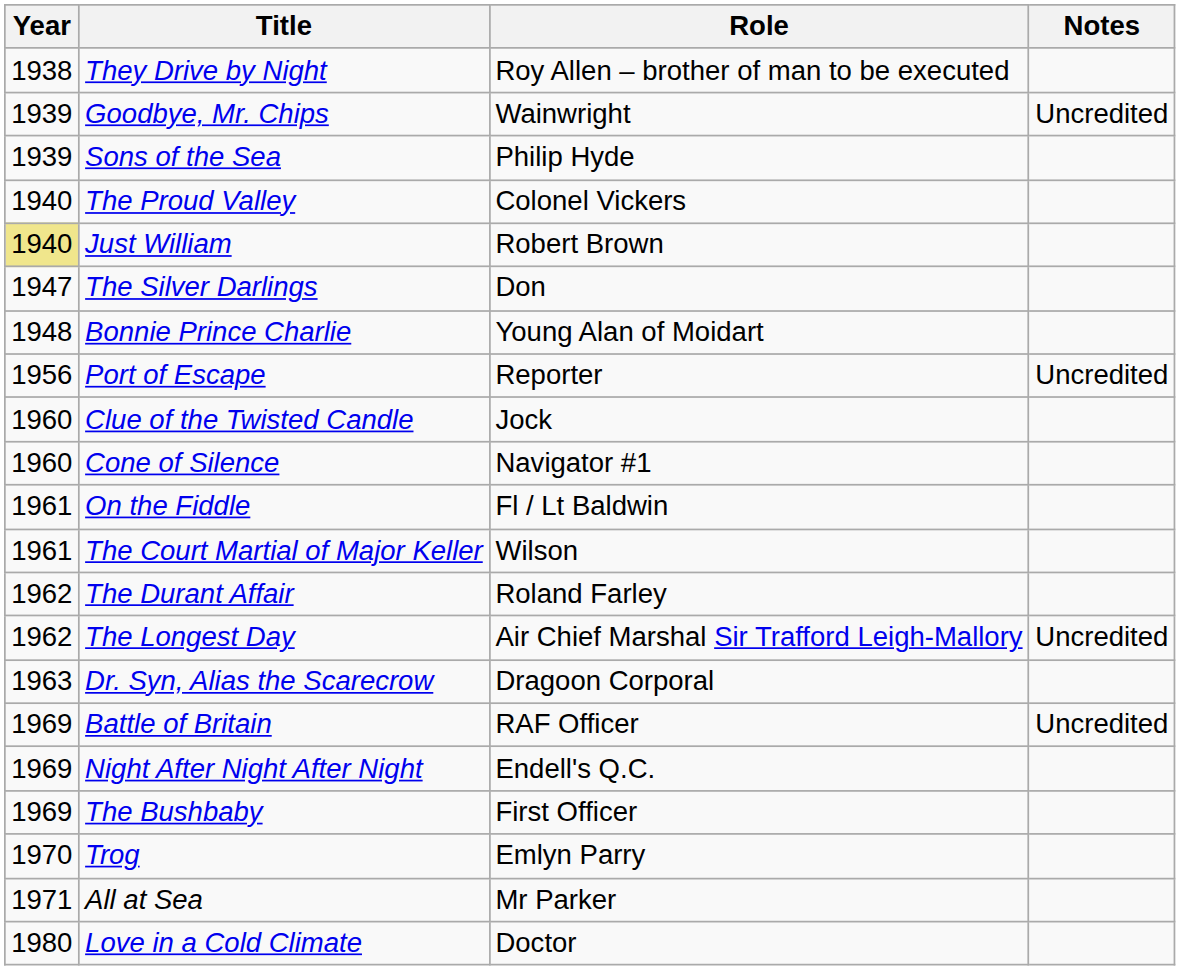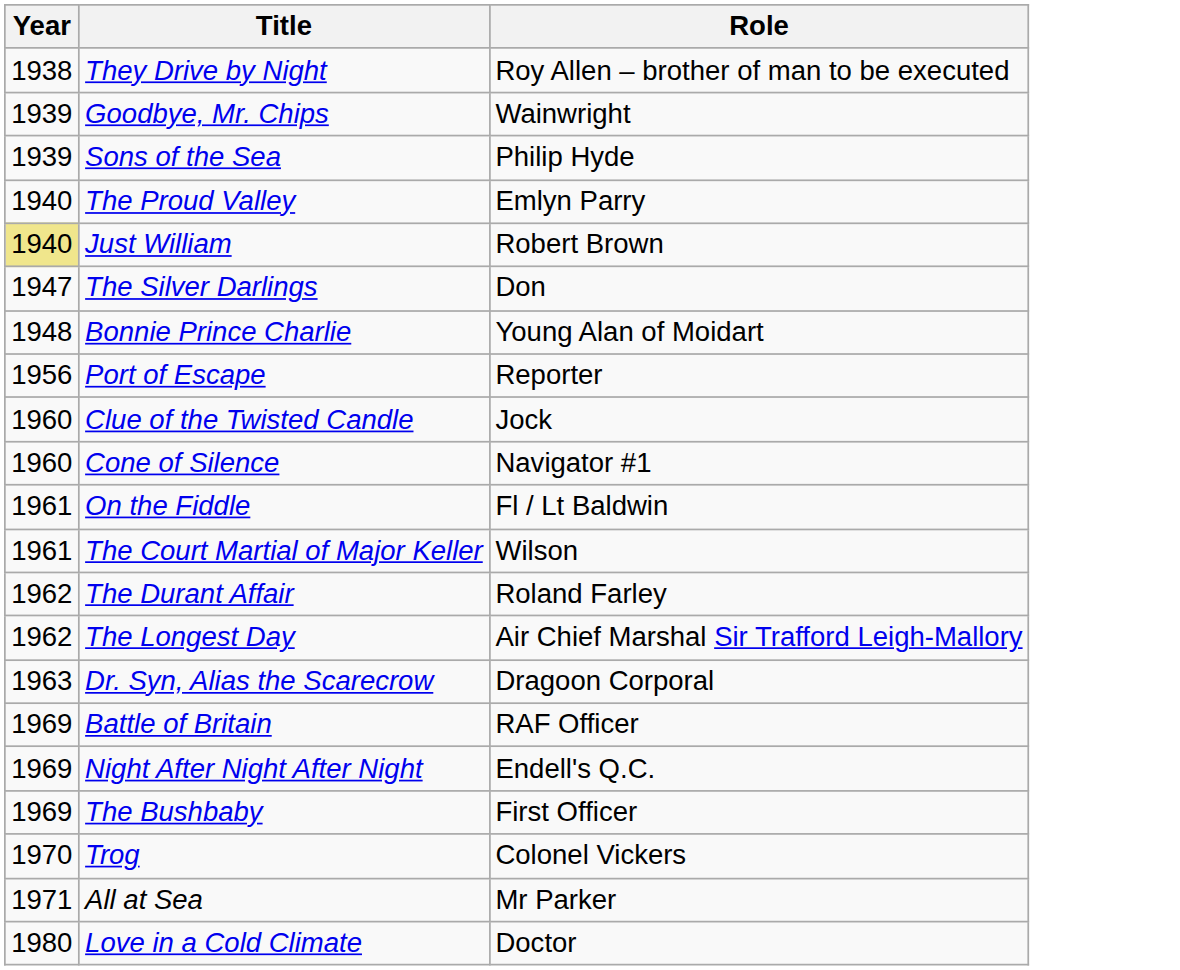- column: (1102, 26)
(591, 200) Colonel Vickers -> (570, 200) Emlyn Parry
(570, 855) Emlyn Parry -> (591, 855) Colonel Vickers
